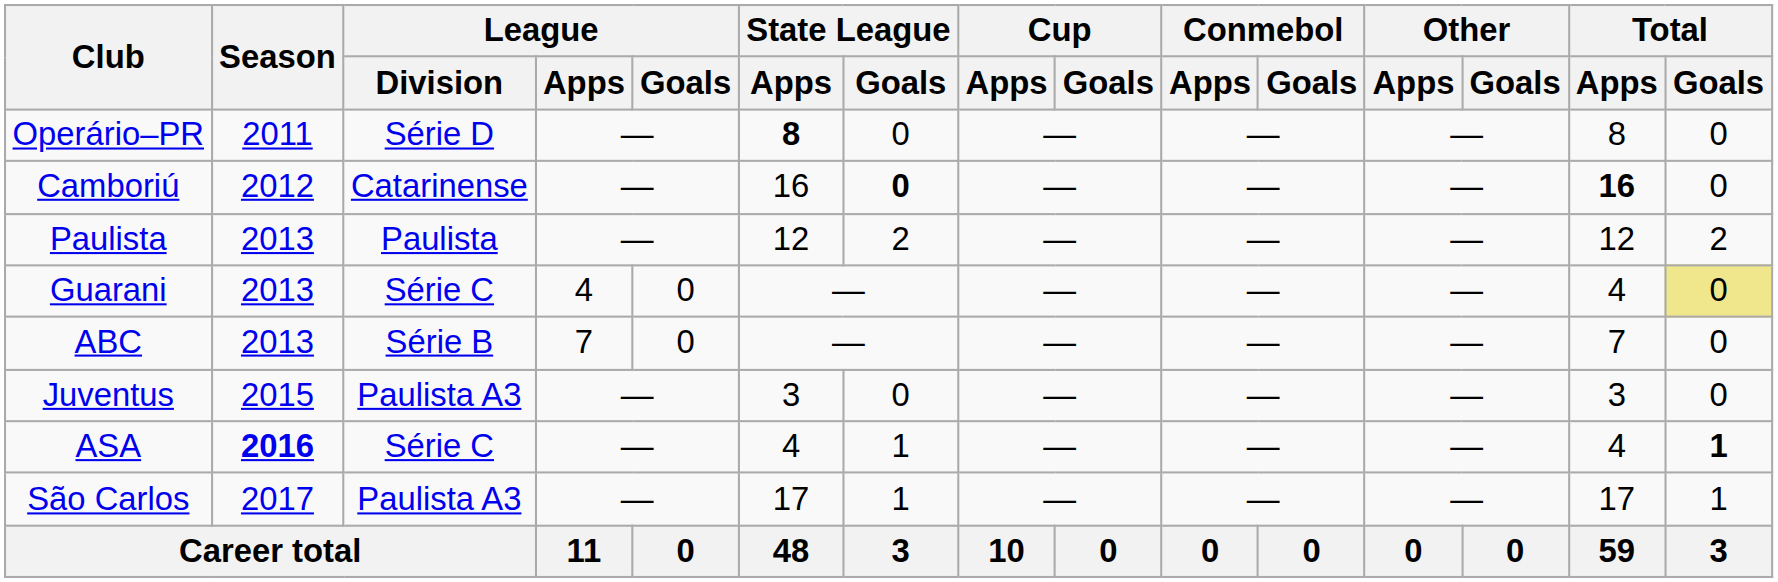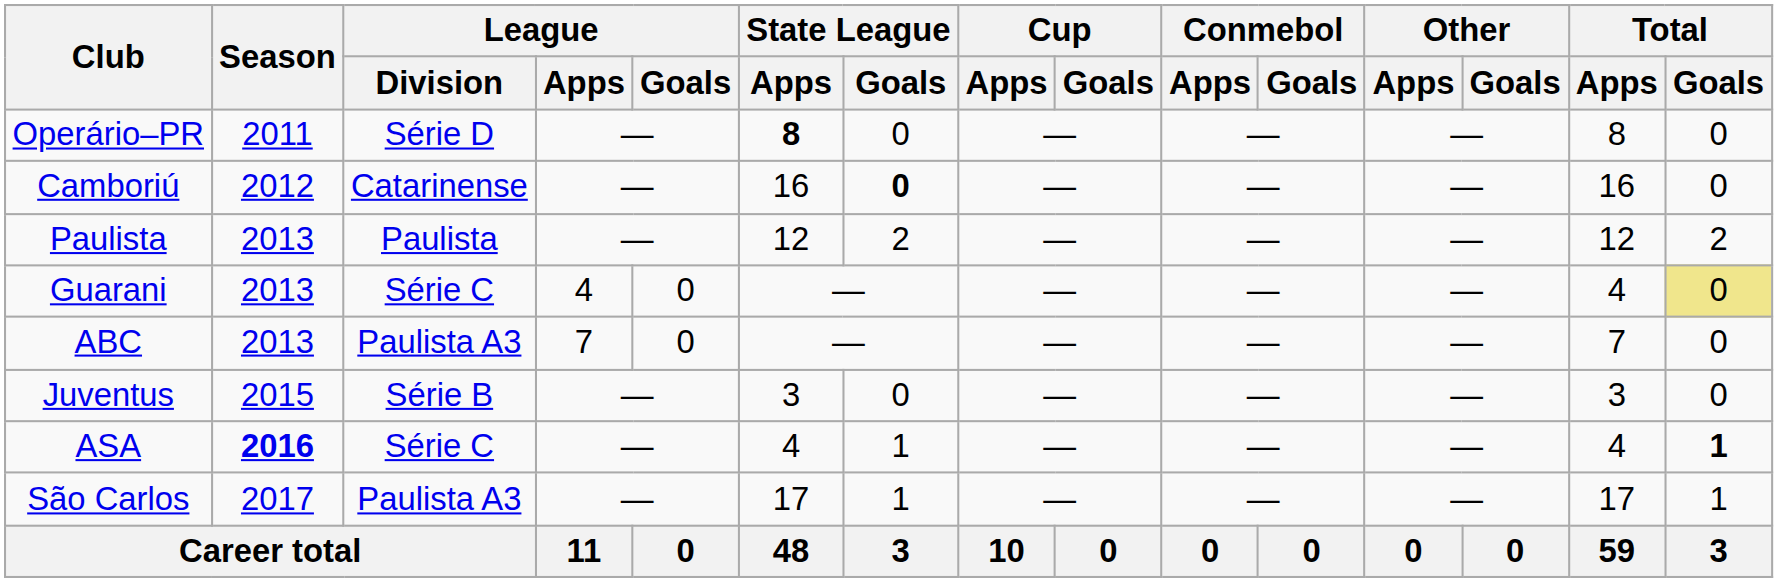(1617, 186) bold -> (1617, 186) normal
(439, 342) Série B -> (439, 342) Paulista A3
(439, 394) Paulista A3 -> (439, 394) Série B
